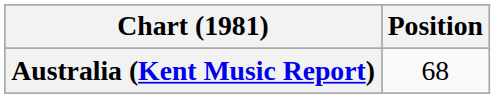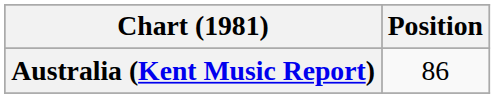(435, 70) 68 -> (435, 70) 86
